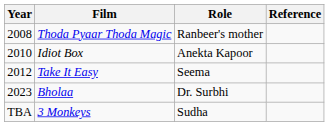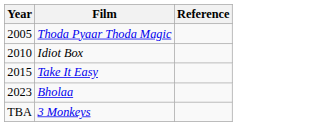- column: (220, 14)
(20, 33) 2008 -> (20, 33) 2005
(20, 72) 2012 -> (20, 72) 2015
